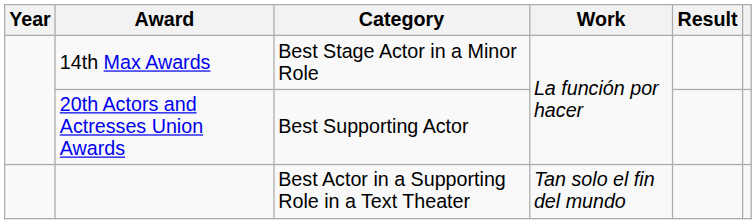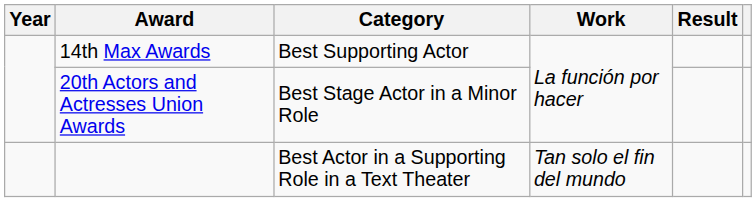(397, 62) Best Stage Actor in a Minor Role -> (373, 51) Best Supporting Actor
(373, 126) Best Supporting Actor -> (397, 104) Best Stage Actor in a Minor Role
